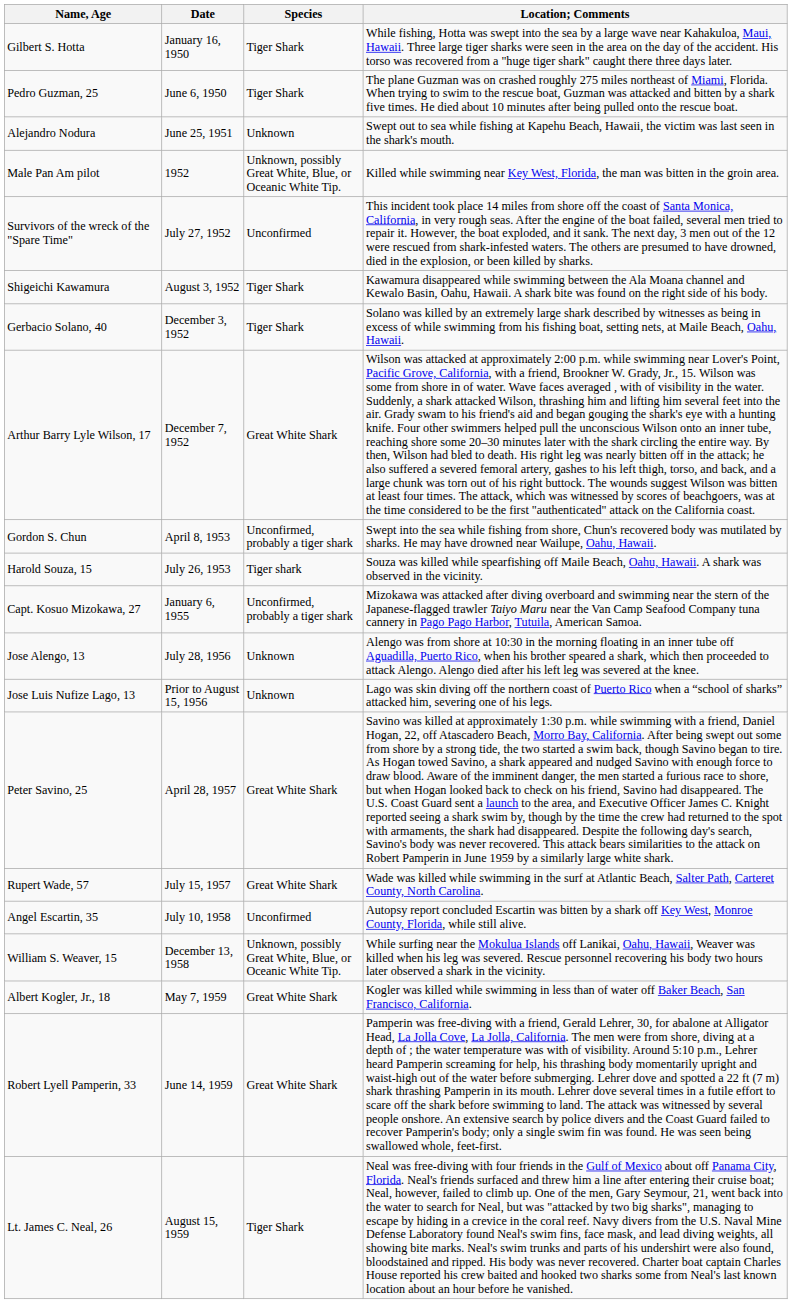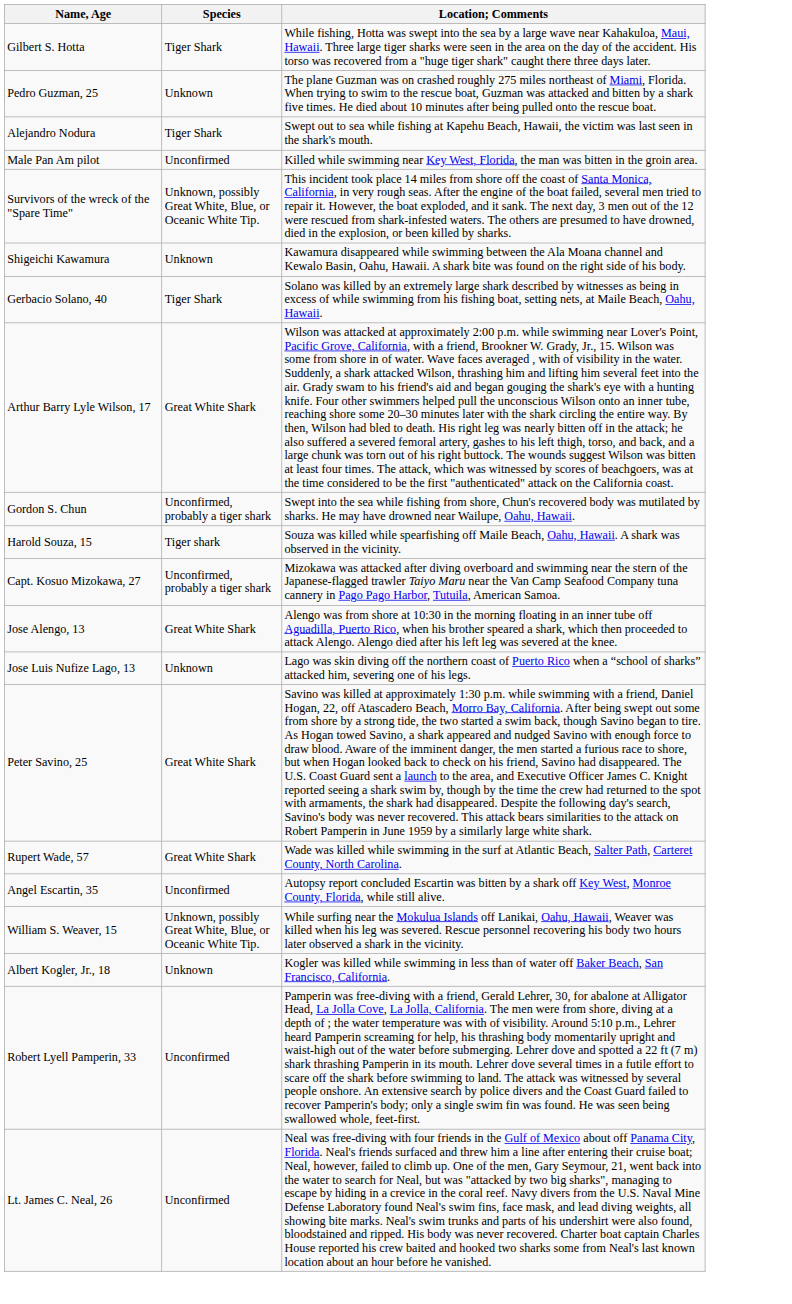- column: (203, 14)
(275, 93) Tiger Shark -> (189, 93) Unknown
(270, 133) Unknown -> (193, 133) Tiger Shark
(299, 173) Unknown, possibly Great White, Blue, or Oceanic White Tip. -> (197, 159) Unconfirmed
(279, 233) Unconfirmed -> (217, 206) Unknown, possibly Great White, Blue, or Oceanic White Tip.
(275, 287) Tiger Shark -> (189, 259) Unknown
(270, 655) Unknown -> (210, 628) Great White Shark
(292, 997) Great White Shark -> (189, 970) Unknown
(292, 1085) Great White Shark -> (197, 1057) Unconfirmed
(275, 1227) Tiger Shark -> (197, 1200) Unconfirmed
